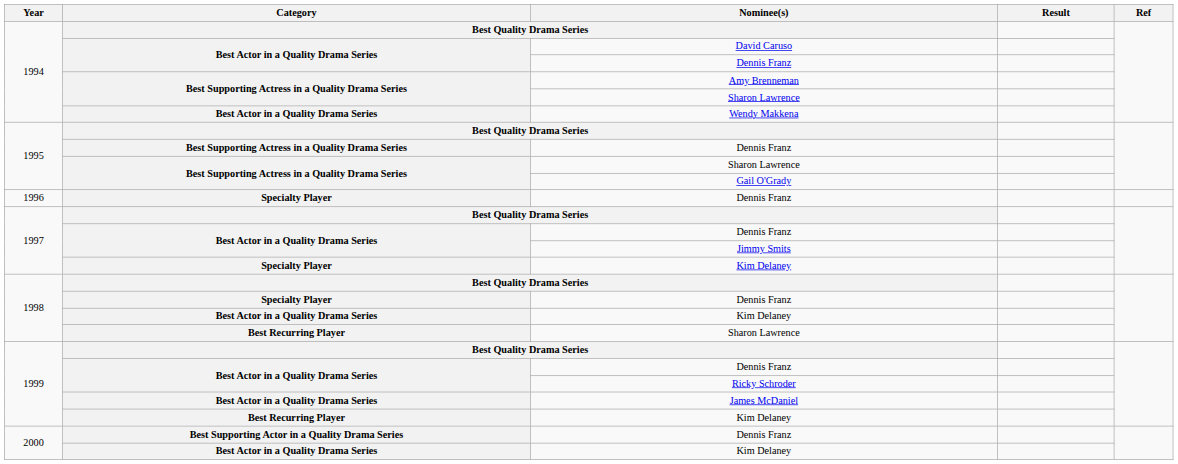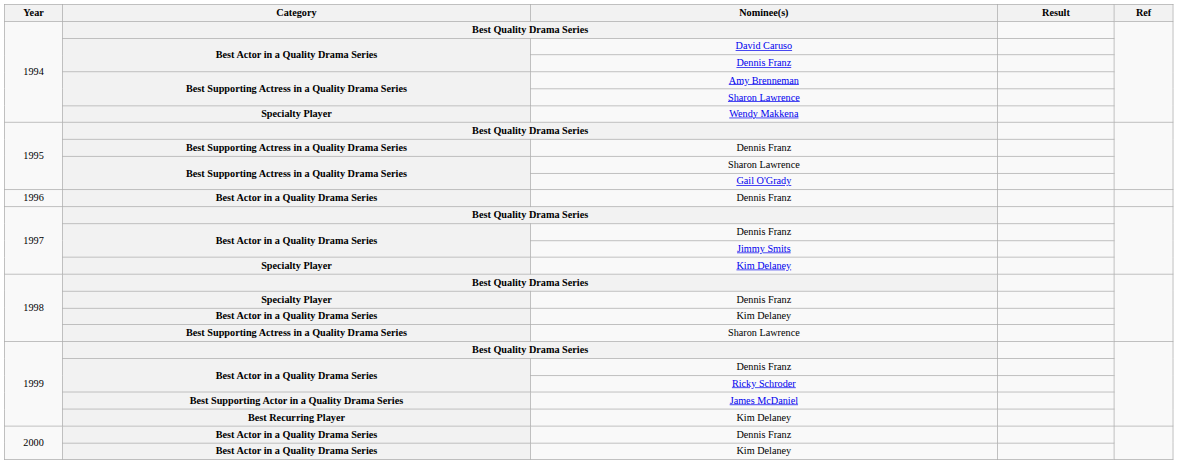(296, 114) Best Actor in a Quality Drama Series -> (296, 114) Specialty Player
(296, 198) Specialty Player -> (296, 198) Best Actor in a Quality Drama Series
(296, 333) Best Recurring Player -> (296, 333) Best Supporting Actress in a Quality Drama Series
(296, 401) Best Actor in a Quality Drama Series -> (296, 401) Best Supporting Actor in a Quality Drama Series
(296, 434) Best Supporting Actor in a Quality Drama Series -> (296, 434) Best Actor in a Quality Drama Series
